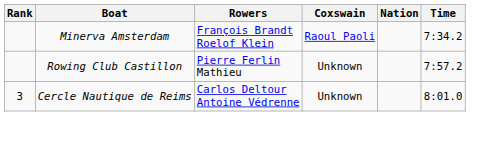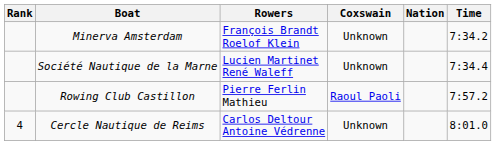(340, 37) Raoul Paoli -> (366, 37) Unknown
+ row: (128, 66)
(340, 66) Unknown -> (366, 96) Raoul Paoli
(20, 96) 3 -> (20, 126) 4
